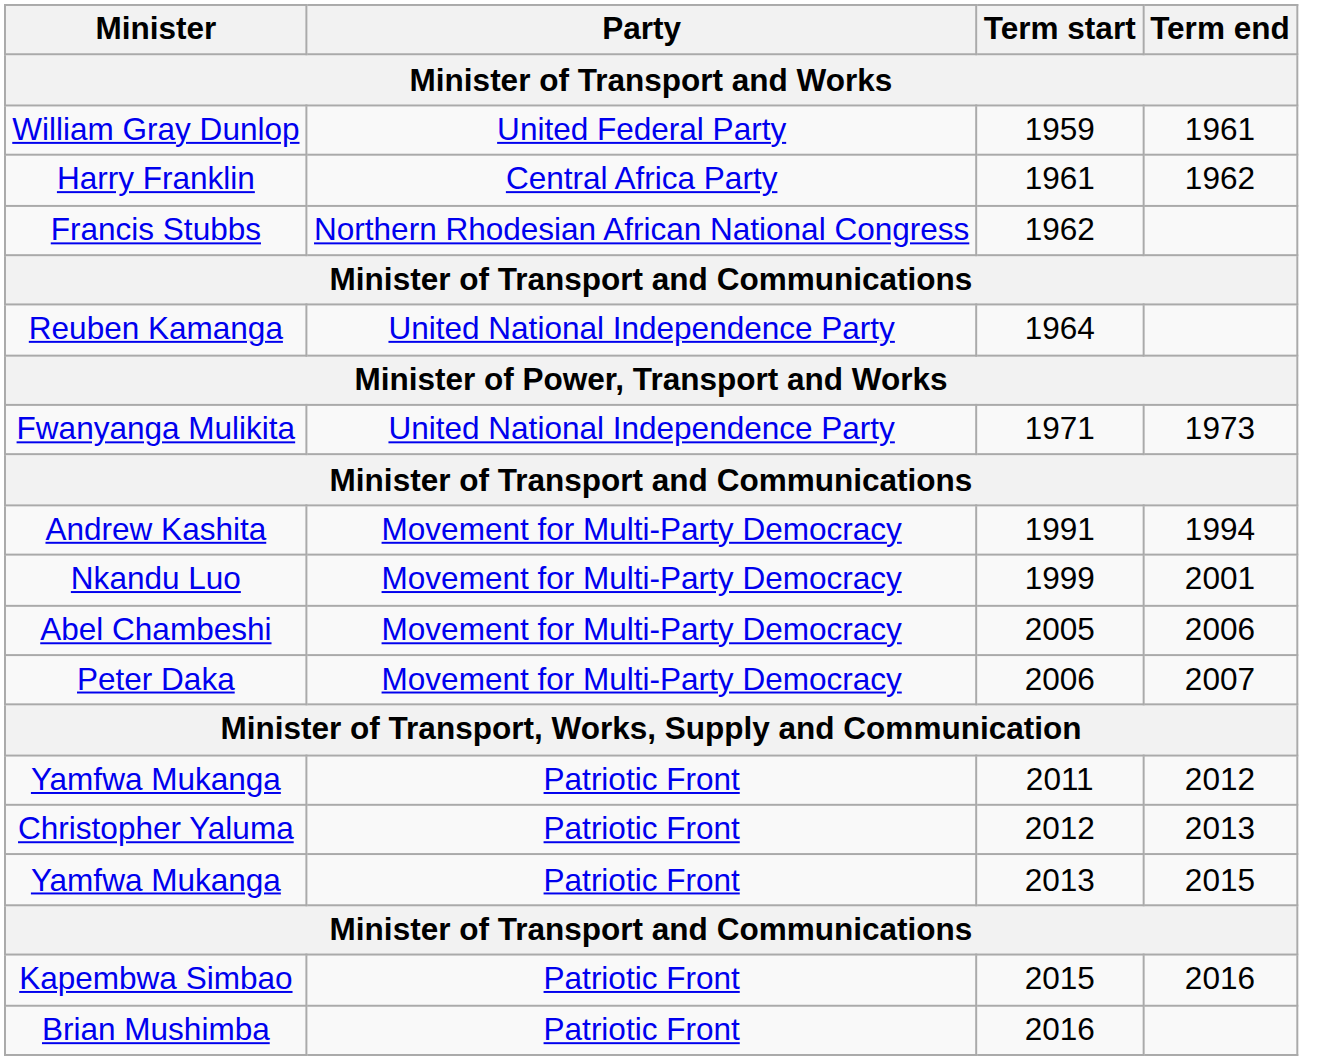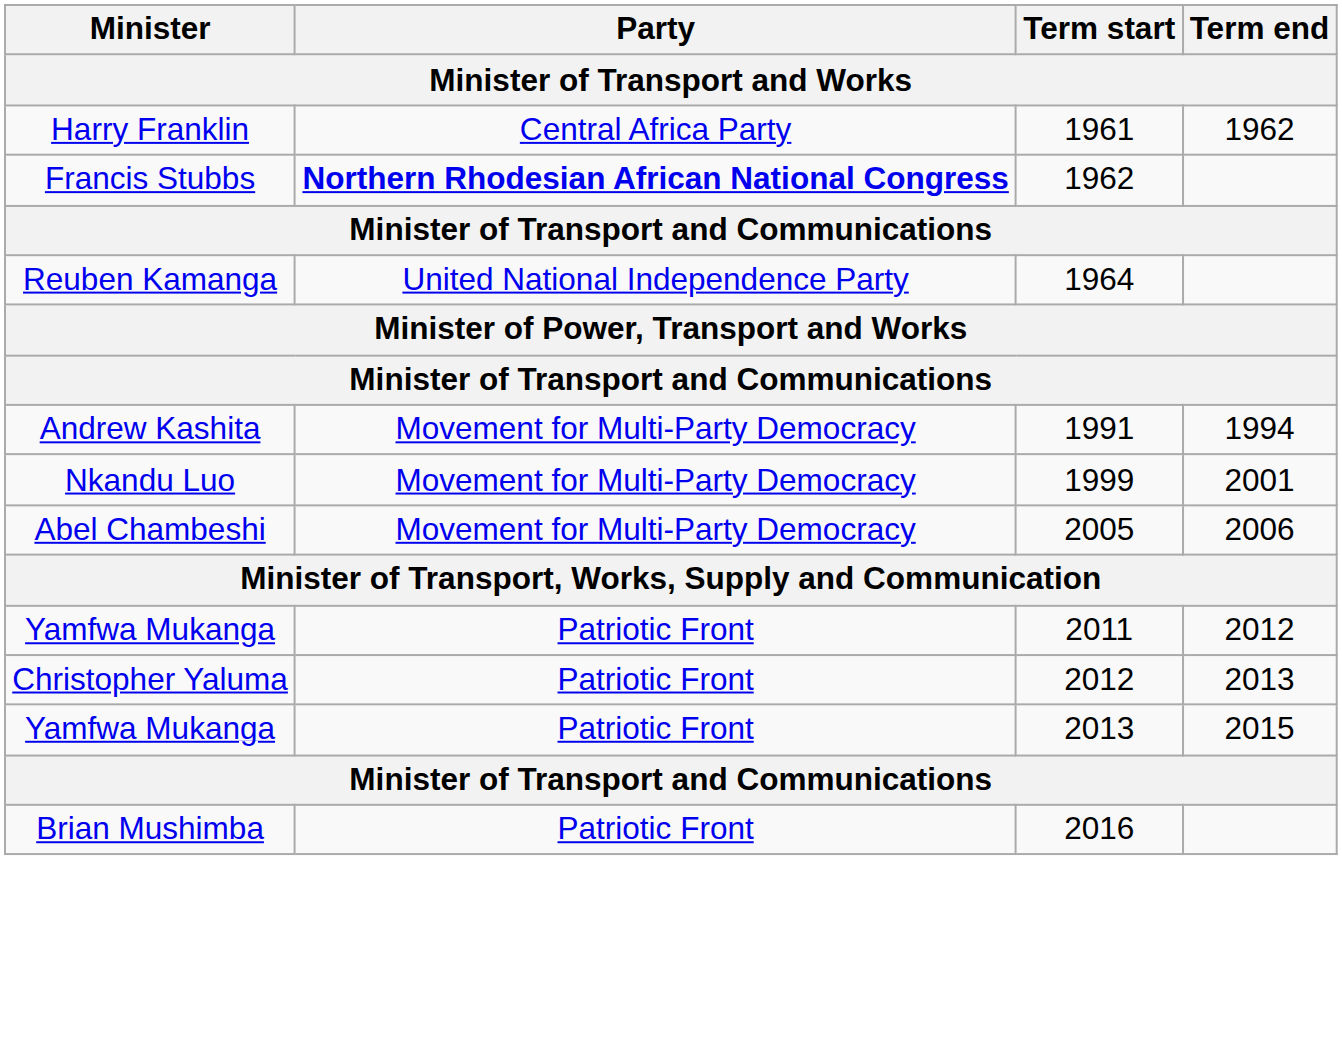- row: (156, 129)
(642, 229) normal -> (656, 179) bold
- row: (156, 429)
- row: (156, 679)
- row: (156, 979)
